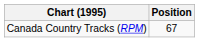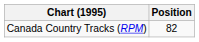(172, 28) 67 -> (172, 28) 82
